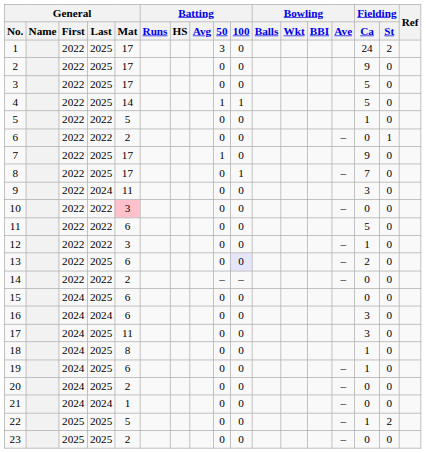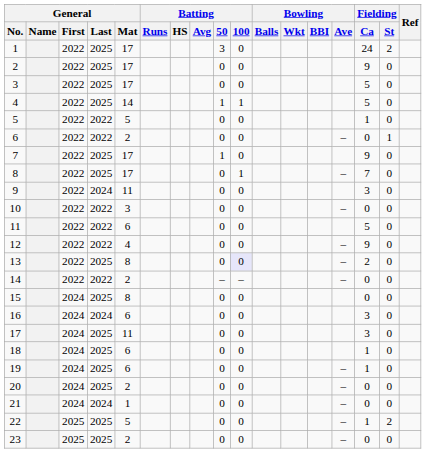(127, 208) pink background -> (127, 208) no background
(127, 244) 3 -> (127, 244) 4
(367, 244) 1 -> (367, 244) 9
(127, 262) 6 -> (127, 262) 8
(127, 297) 6 -> (127, 297) 8
(127, 350) 8 -> (127, 350) 6
